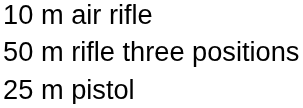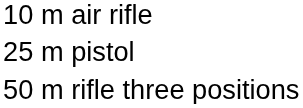rows swapped: (69, 89) <-> (151, 52)
